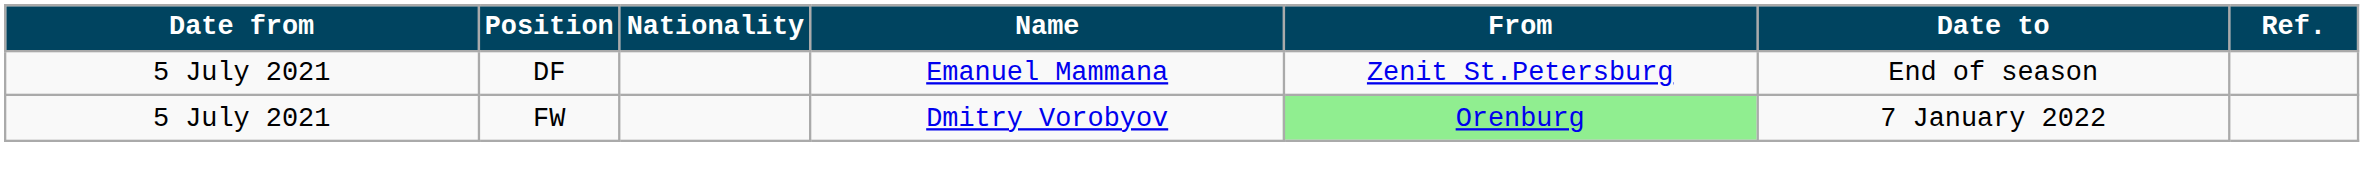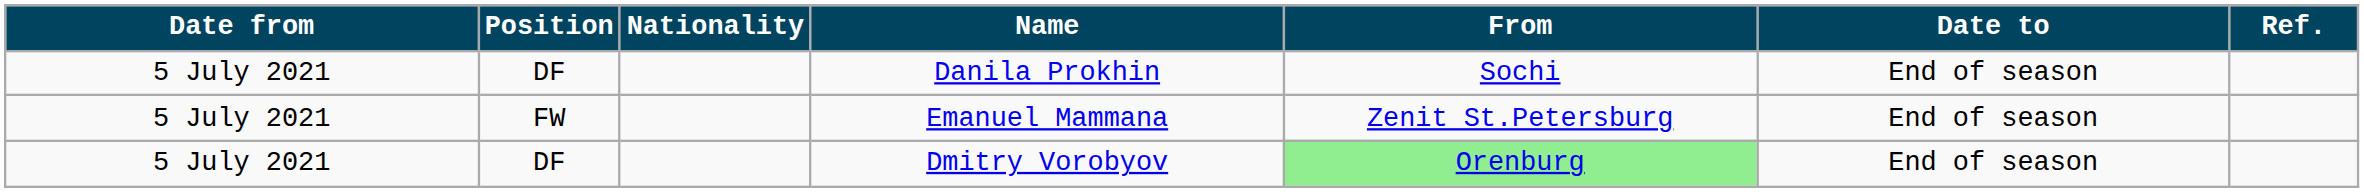+ row: (1047, 73)
(549, 73) DF -> (549, 118) FW
(549, 118) FW -> (549, 163) DF
(1993, 118) 7 January 2022 -> (1993, 163) End of season
